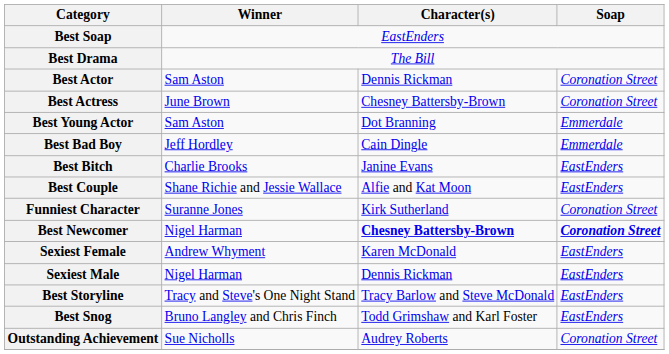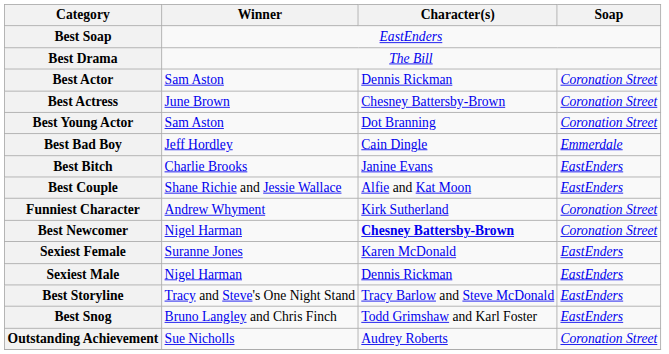(592, 123) Emmerdale -> (609, 123) Coronation Street
(204, 209) Suranne Jones -> (215, 209) Andrew Whyment
(611, 230) bold -> (609, 230) normal
(215, 252) Andrew Whyment -> (204, 252) Suranne Jones
